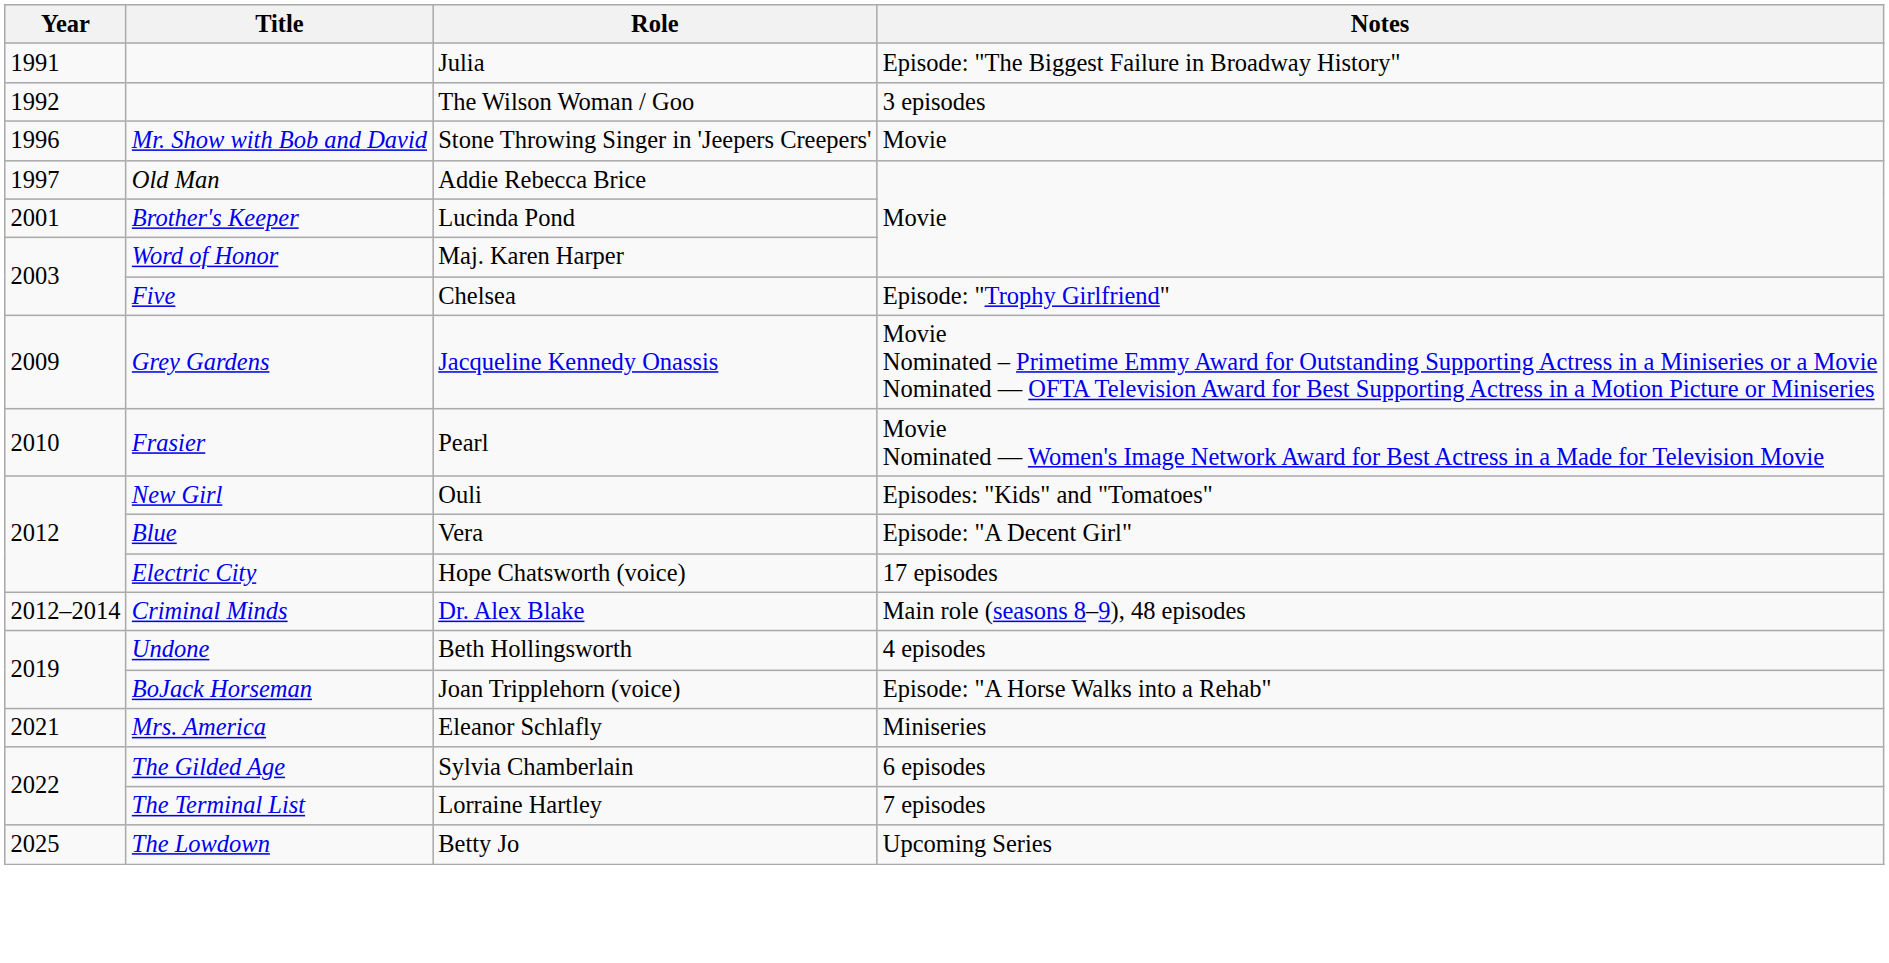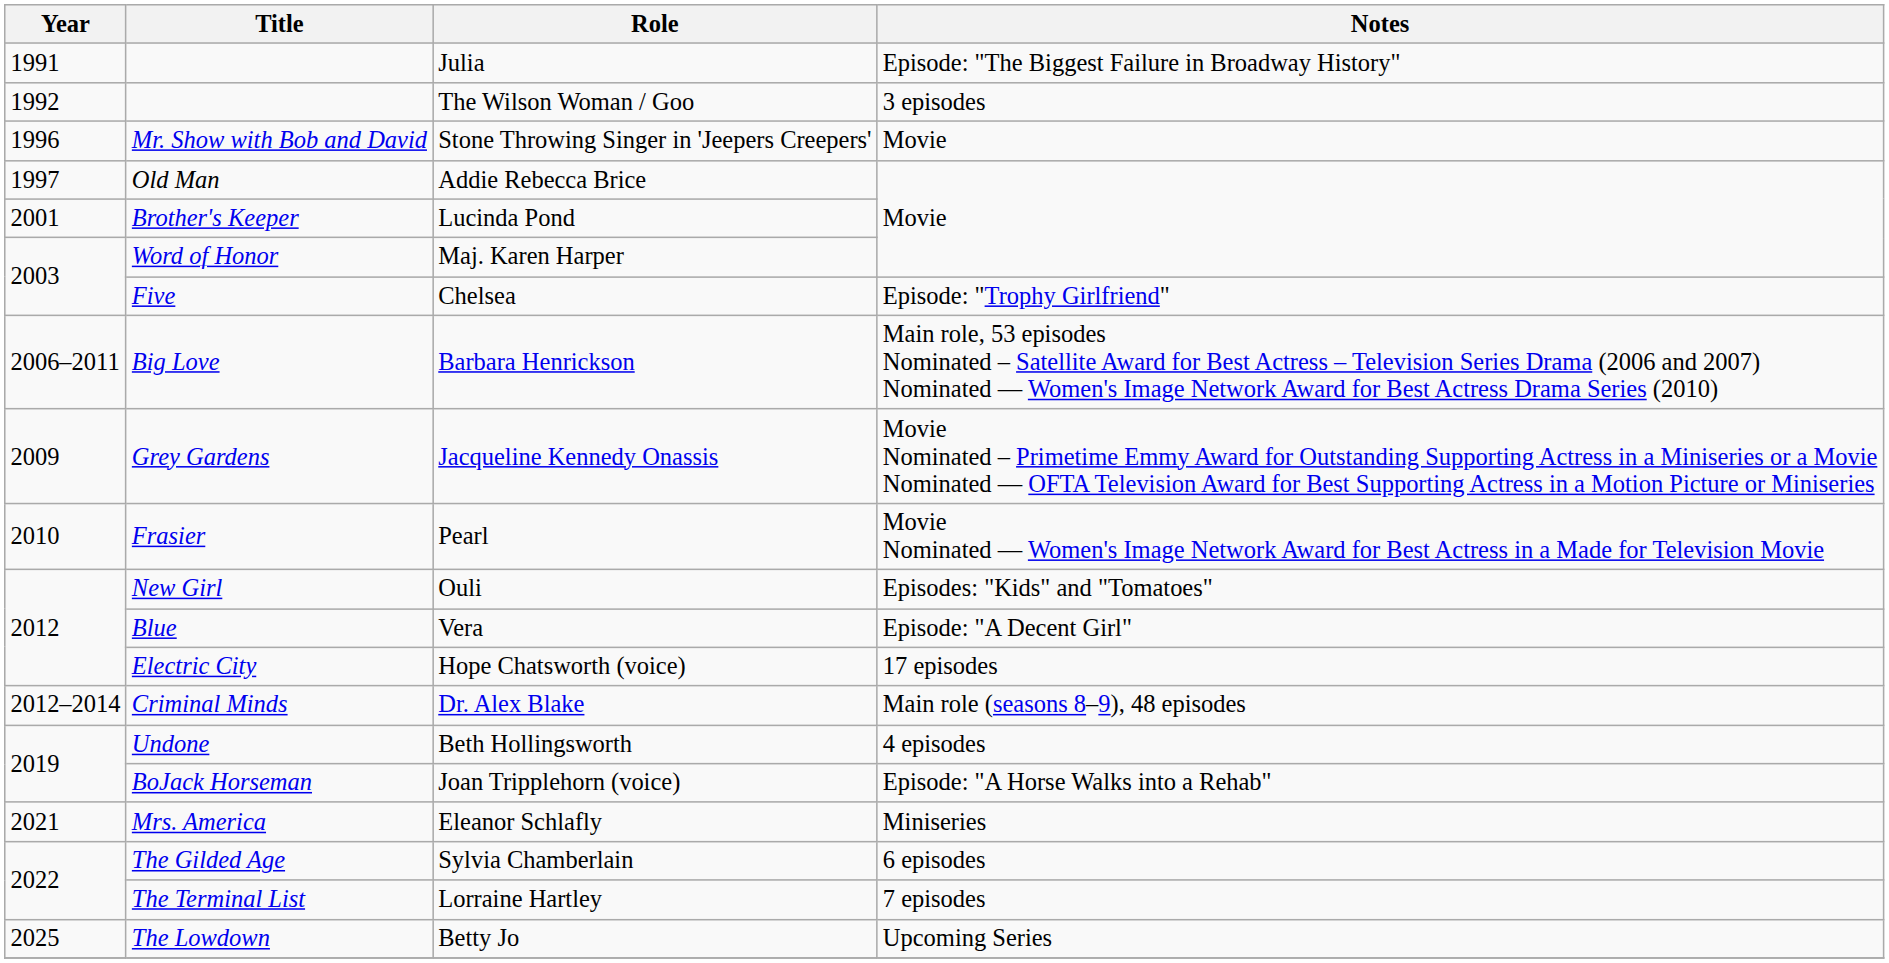+ row: (536, 362)
